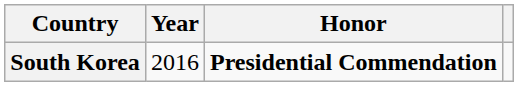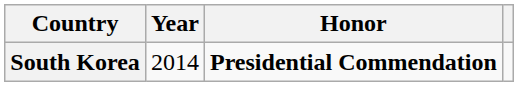(175, 61) 2016 -> (175, 61) 2014
